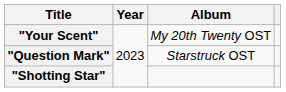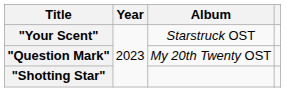(211, 35) My 20th Twenty OST -> (211, 35) Starstruck OST
(211, 55) Starstruck OST -> (211, 55) My 20th Twenty OST
